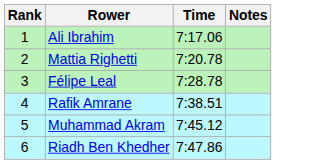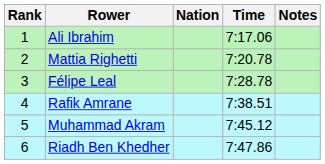+ column: (198, 15)
